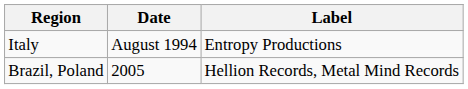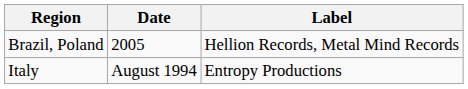rows swapped: (24, 44) <-> (56, 70)
